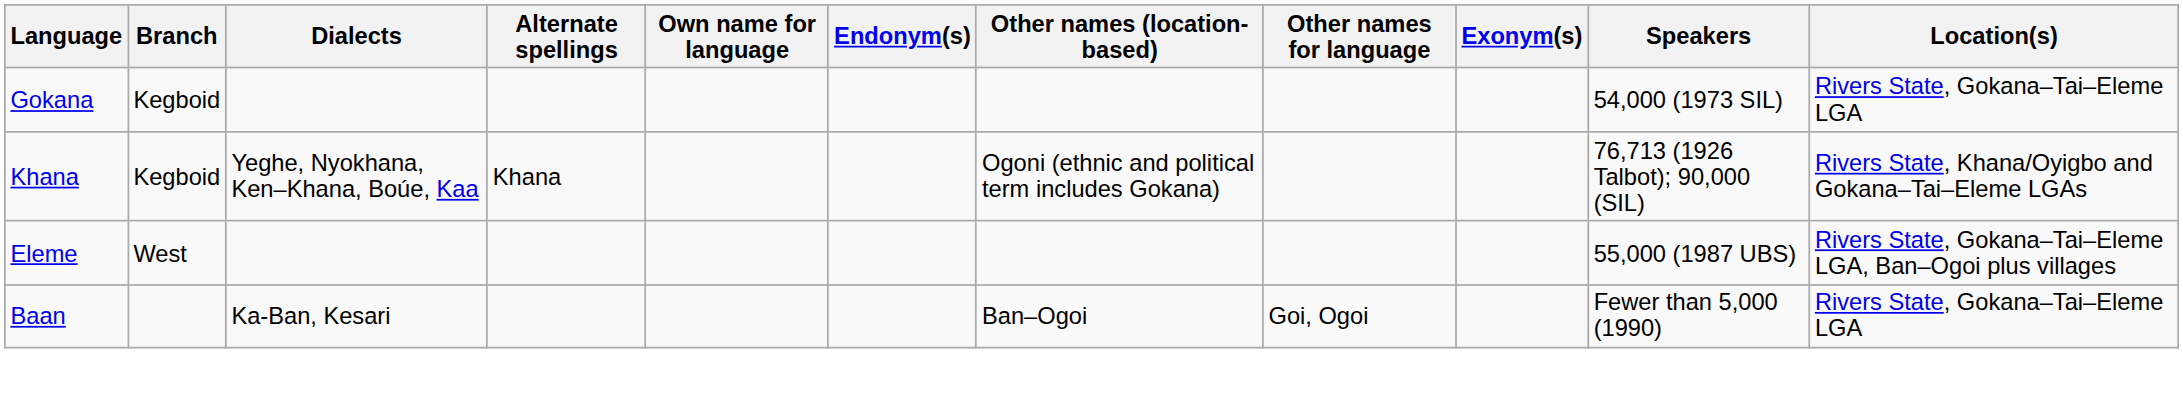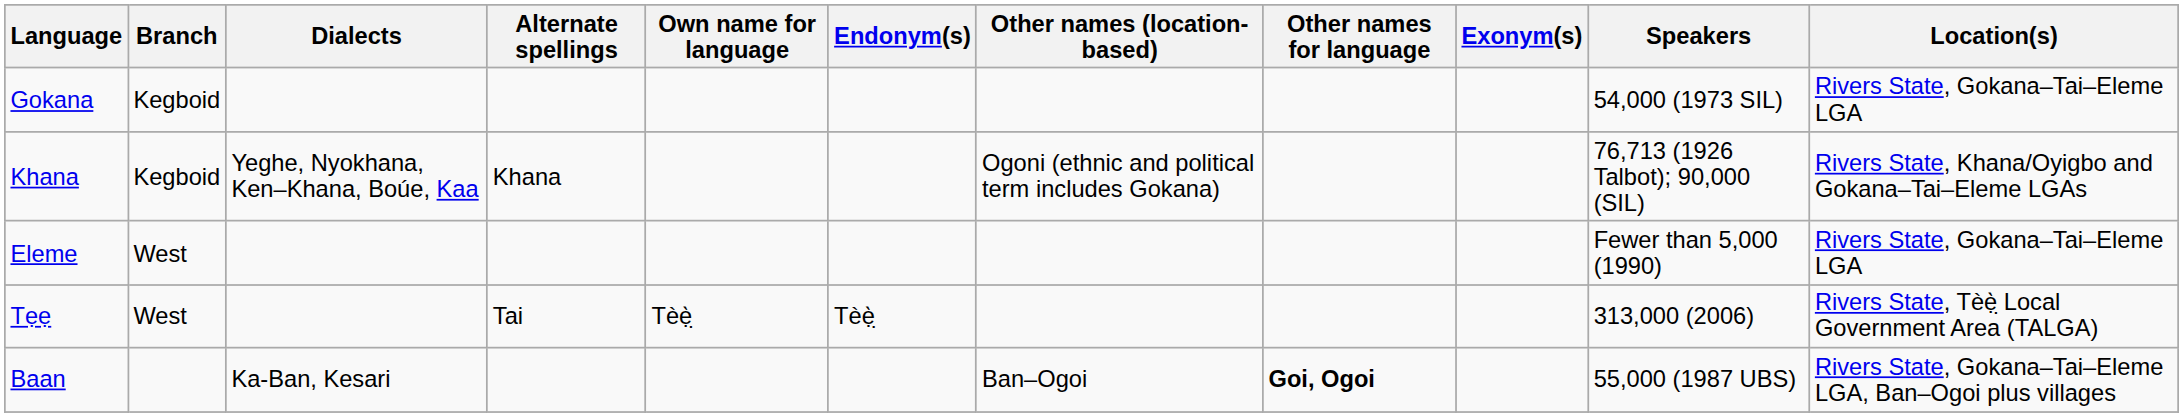(1695, 252) 55,000 (1987 UBS) -> (1686, 252) Fewer than 5,000 (1990)
(1989, 252) Rivers State, Gokana–Tai–Eleme LGA, Ban–Ogoi plus villages -> (1989, 252) Rivers State, Gokana–Tai–Eleme LGA
+ row: (31, 316)
(1318, 316) normal -> (1322, 379) bold
(1686, 316) Fewer than 5,000 (1990) -> (1695, 379) 55,000 (1987 UBS)
(1989, 316) Rivers State, Gokana–Tai–Eleme LGA -> (1989, 379) Rivers State, Gokana–Tai–Eleme LGA, Ban–Ogoi plus villages
